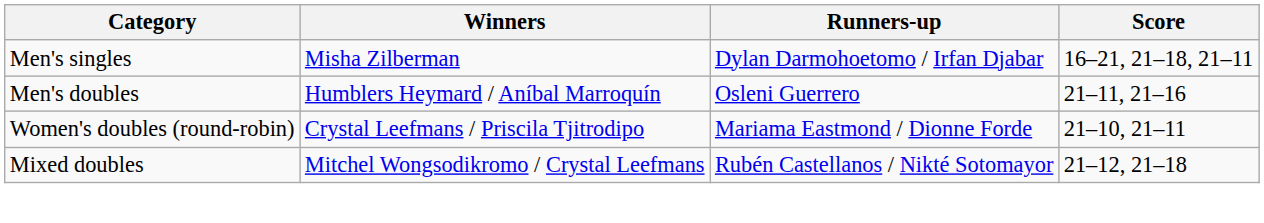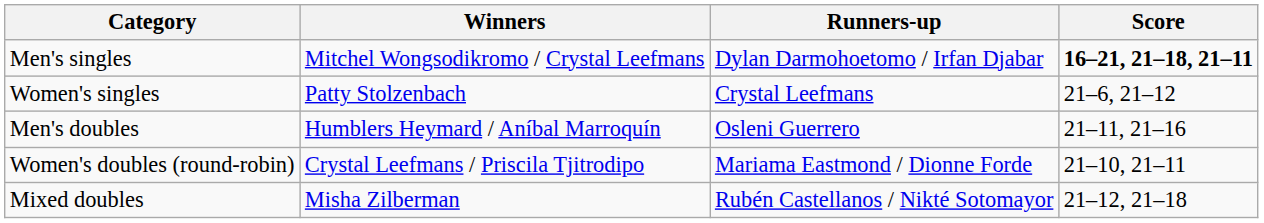(382, 57) Misha Zilberman -> (505, 57) Mitchel Wongsodikromo / Crystal Leefmans
(1158, 57) normal -> (1158, 57) bold
+ row: (85, 93)
(505, 164) Mitchel Wongsodikromo / Crystal Leefmans -> (382, 199) Misha Zilberman
